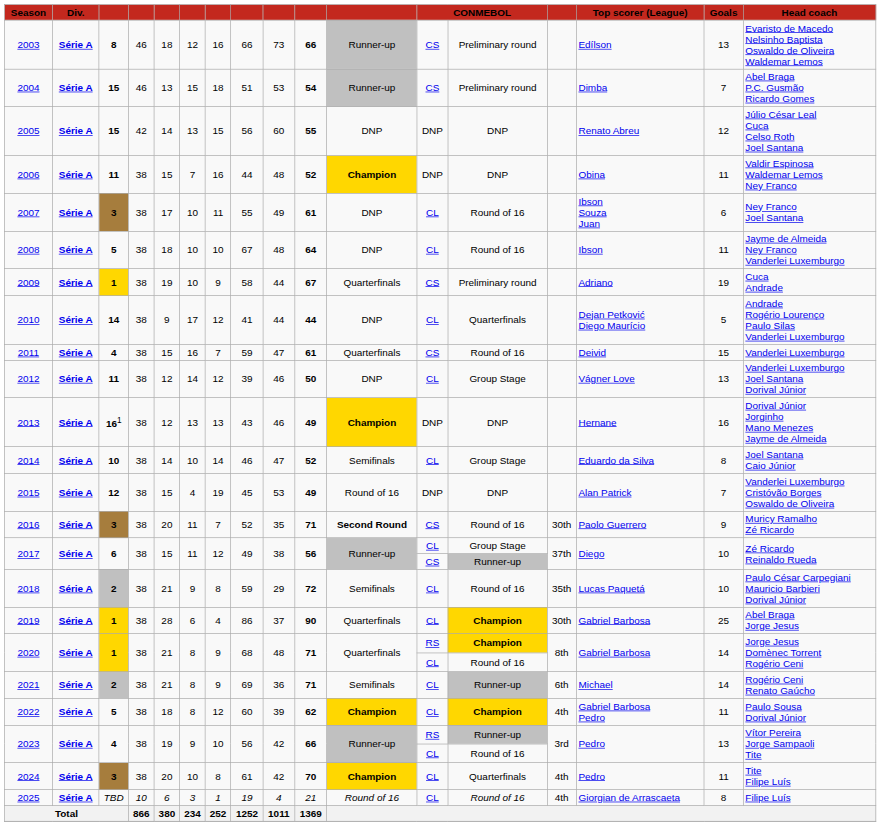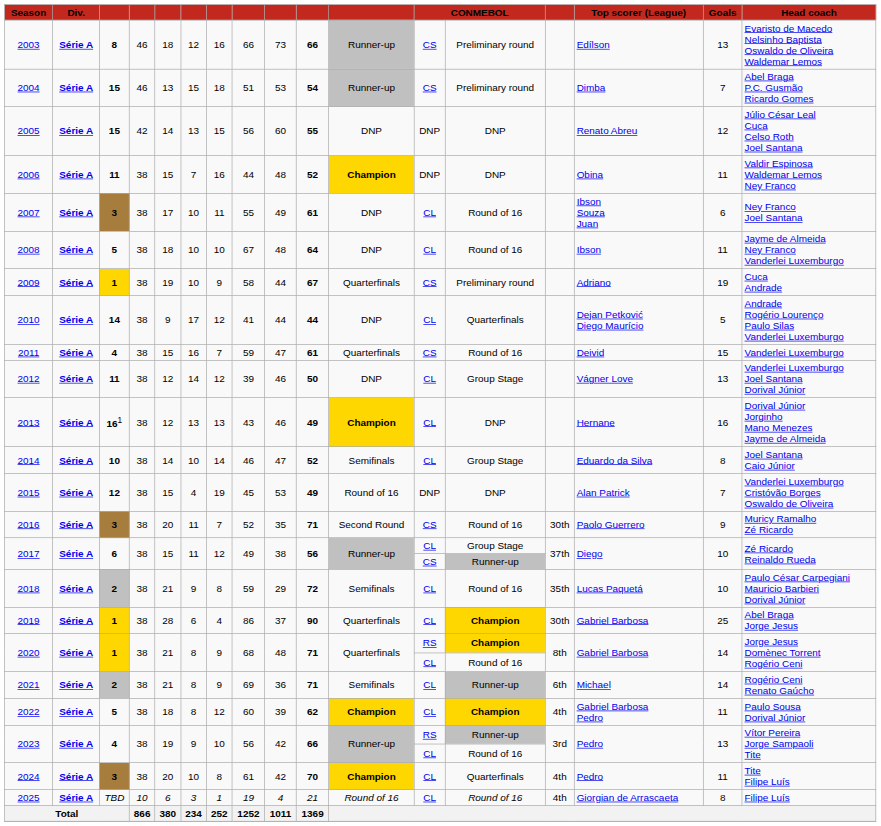(432, 423) DNP -> (430, 423) CL
(372, 525) bold -> (371, 525) normal
